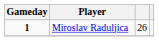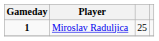(142, 28) 26 -> (142, 28) 25
